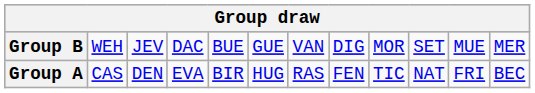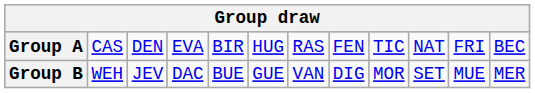rows swapped: (46, 74) <-> (46, 46)
